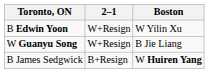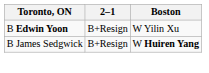(109, 28) W+Resign -> (108, 28) B+Resign
- row: (42, 44)
